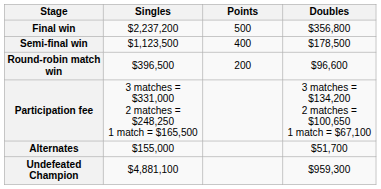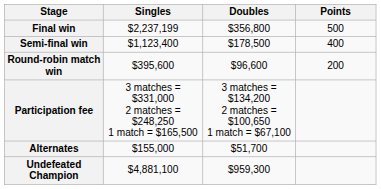columns swapped: (329, 12) <-> (243, 12)
(153, 28) $2,237,200 -> (153, 28) $2,237,199
(153, 44) $1,123,500 -> (153, 44) $1,123,400
(153, 66) $396,500 -> (153, 66) $395,600
